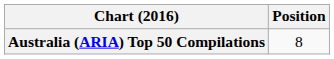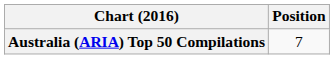(299, 41) 8 -> (299, 41) 7
